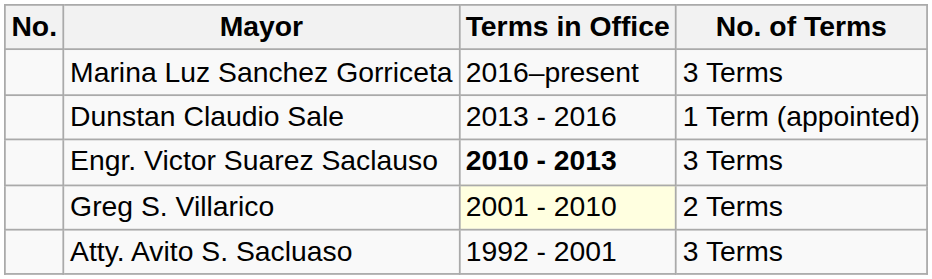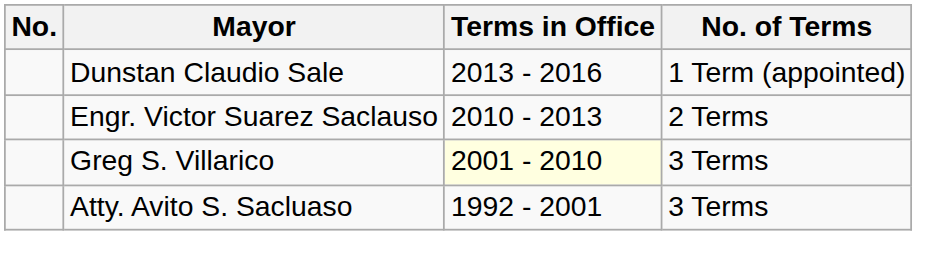- row: (261, 71)
(541, 161) bold -> (527, 116) normal
(733, 161) 3 Terms -> (718, 116) 2 Terms
(733, 206) 2 Terms -> (718, 161) 3 Terms
